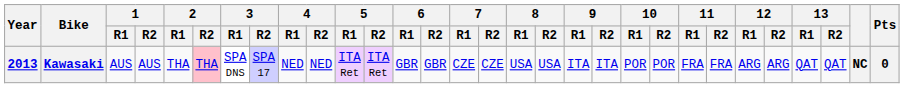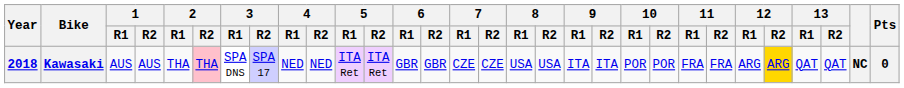(23, 64) 2013 -> (23, 64) 2018
(778, 64) no background -> (778, 64) gold background
